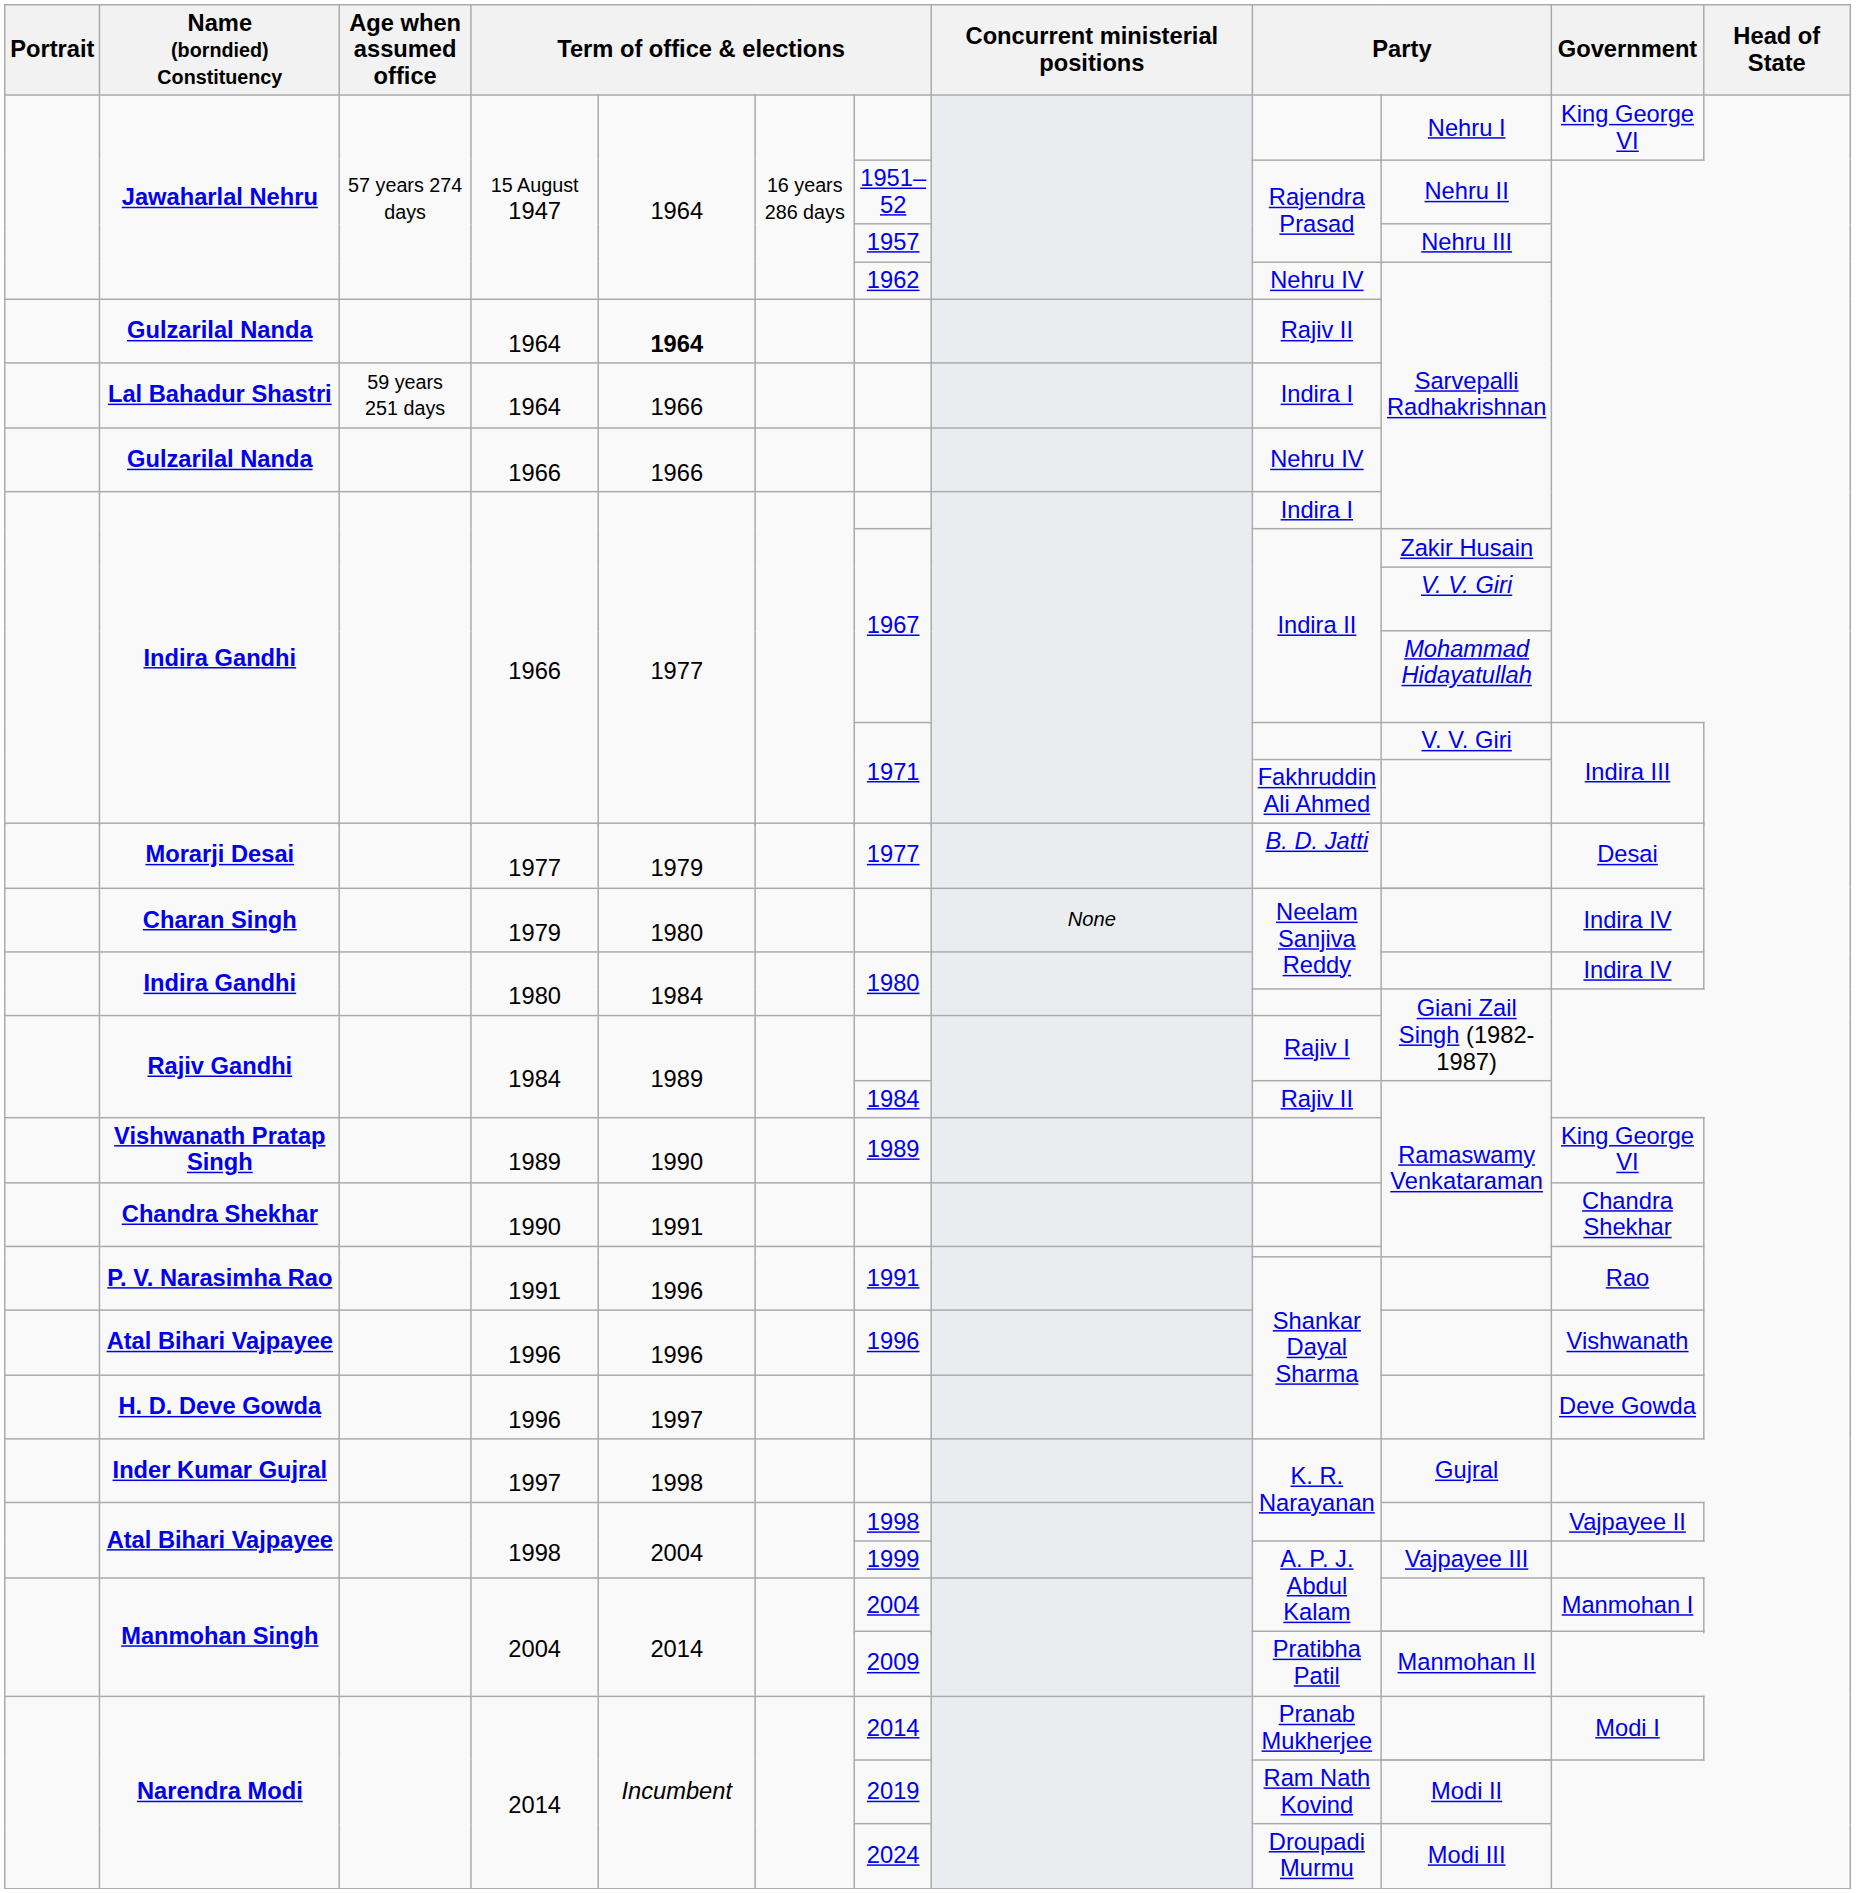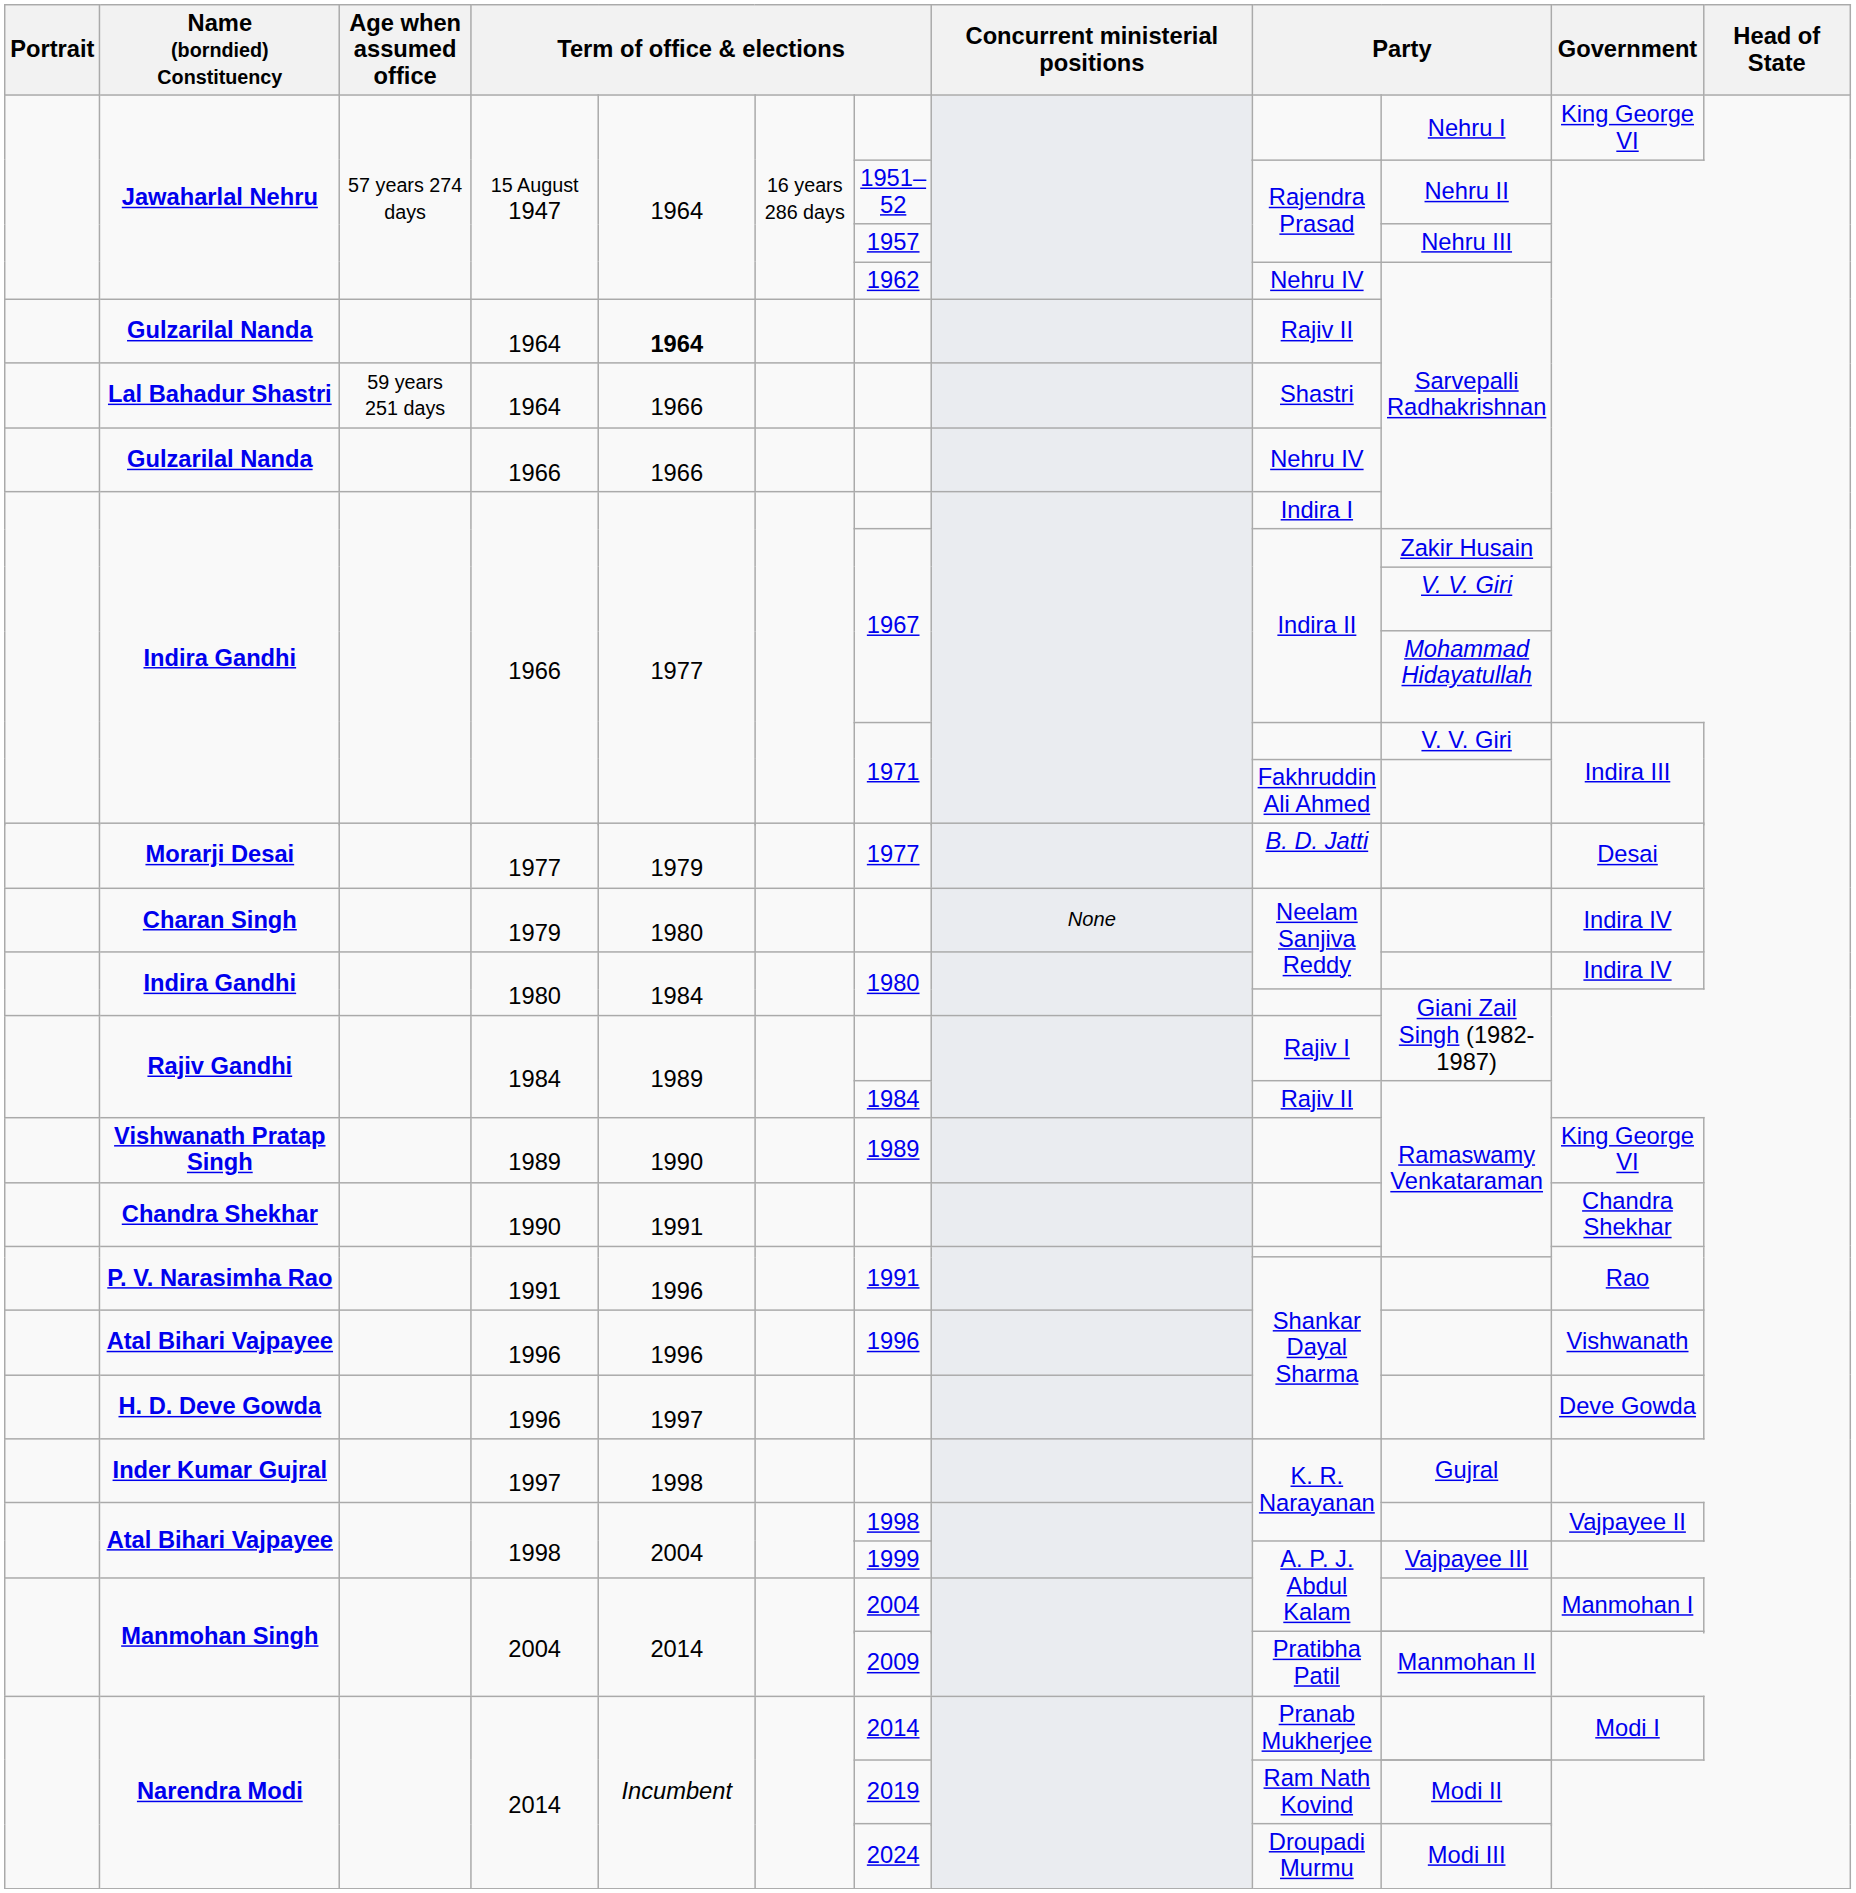(1317, 395) Indira I -> (1317, 395) Shastri
